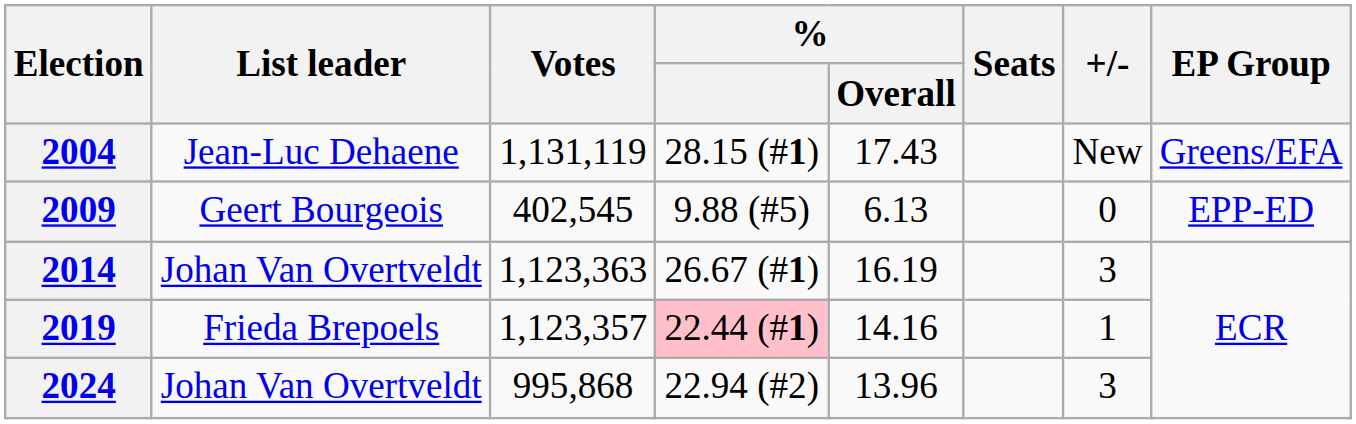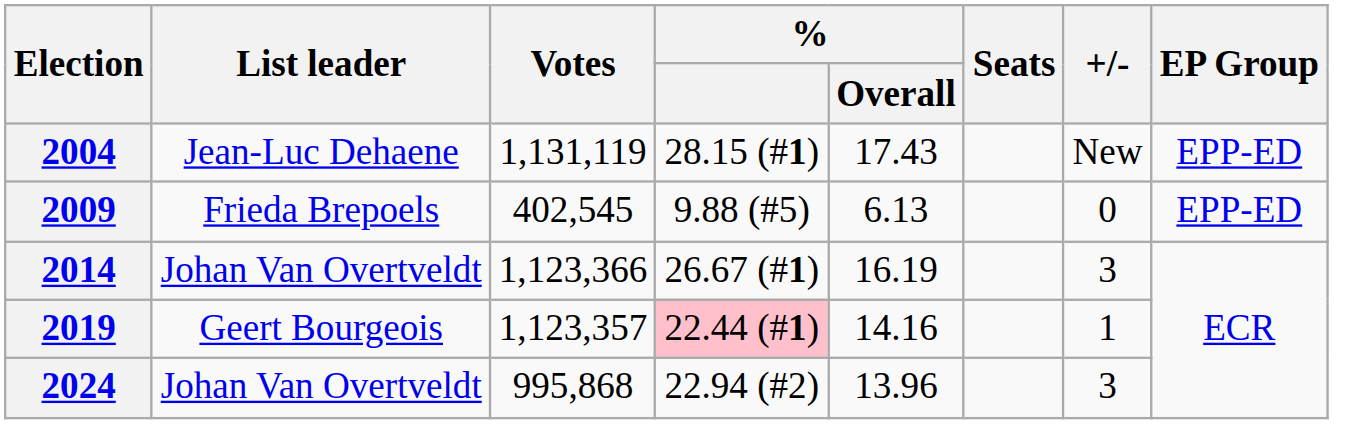(1251, 151) Greens/EFA -> (1239, 151) EPP-ED
(321, 210) Geert Bourgeois -> (321, 210) Frieda Brepoels
(573, 269) 1,123,363 -> (573, 269) 1,123,366
(321, 328) Frieda Brepoels -> (321, 328) Geert Bourgeois
